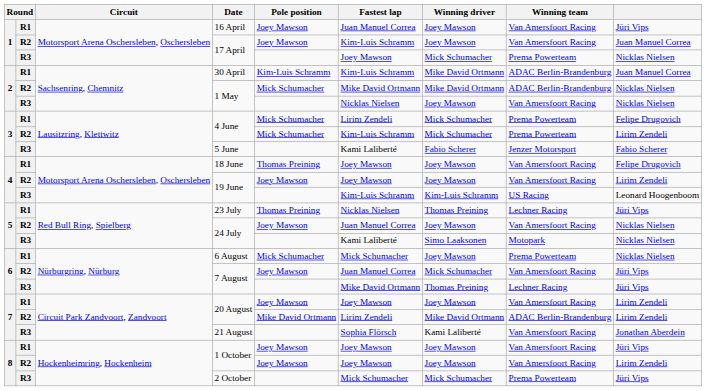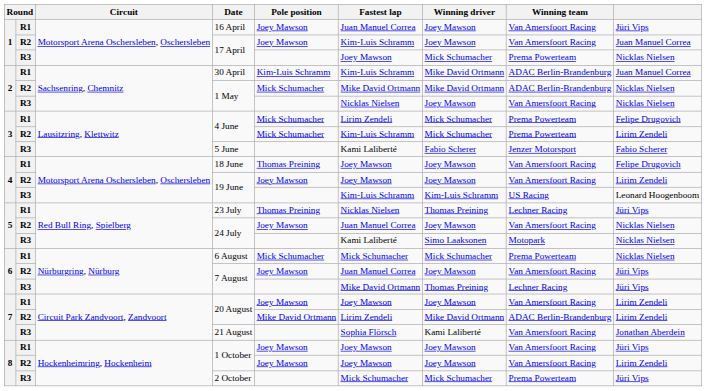(450, 255) Joey Mawson -> (458, 255) Mick Schumacher
(458, 271) Mick Schumacher -> (450, 271) Joey Mawson
